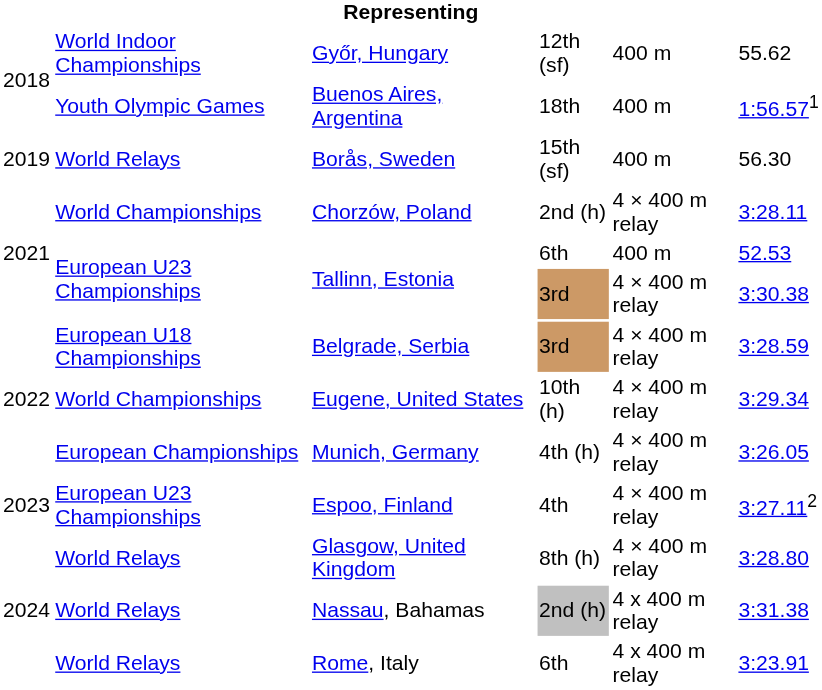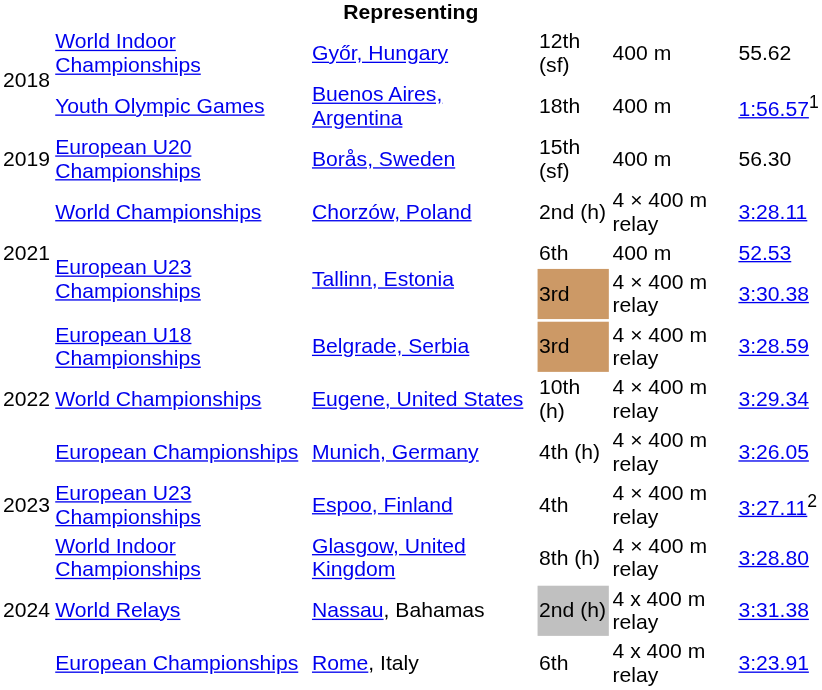(118, 159) World Relays -> (128, 159) European U20 Championships
(118, 557) World Relays -> (128, 557) World Indoor Championships
(118, 663) World Relays -> (177, 663) European Championships
